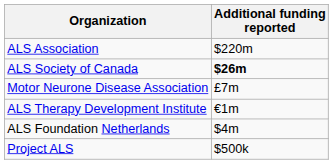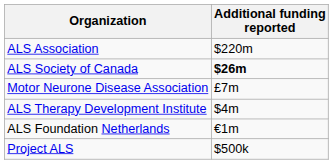(270, 109) €1m -> (270, 109) $4m
(270, 129) $4m -> (270, 129) €1m
